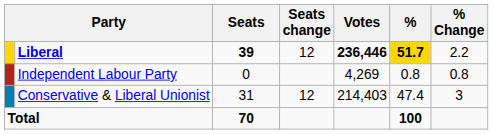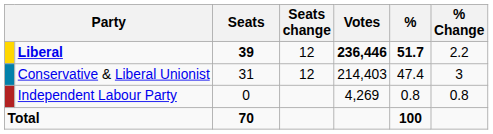(410, 52) gold background -> (410, 52) no background
rows swapped: (114, 96) <-> (97, 74)
